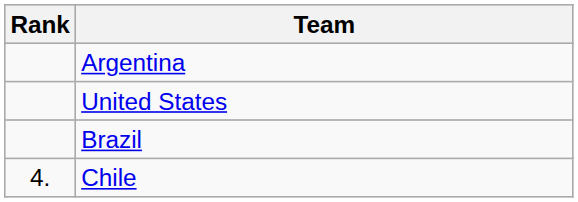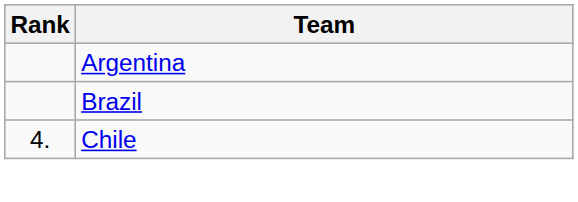- row: (154, 101)
